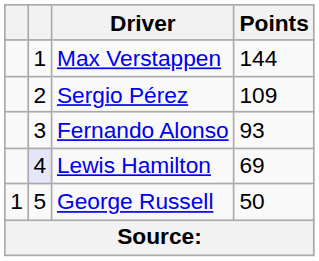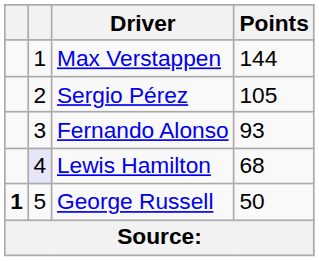(258, 94) 109 -> (258, 94) 105
(252, 166) 69 -> (252, 166) 68
(17, 201) normal -> (17, 201) bold
